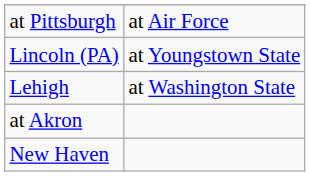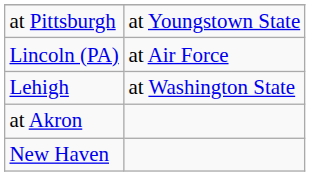(178, 21) at Air Force -> (214, 21) at Youngstown State
(214, 54) at Youngstown State -> (178, 54) at Air Force
